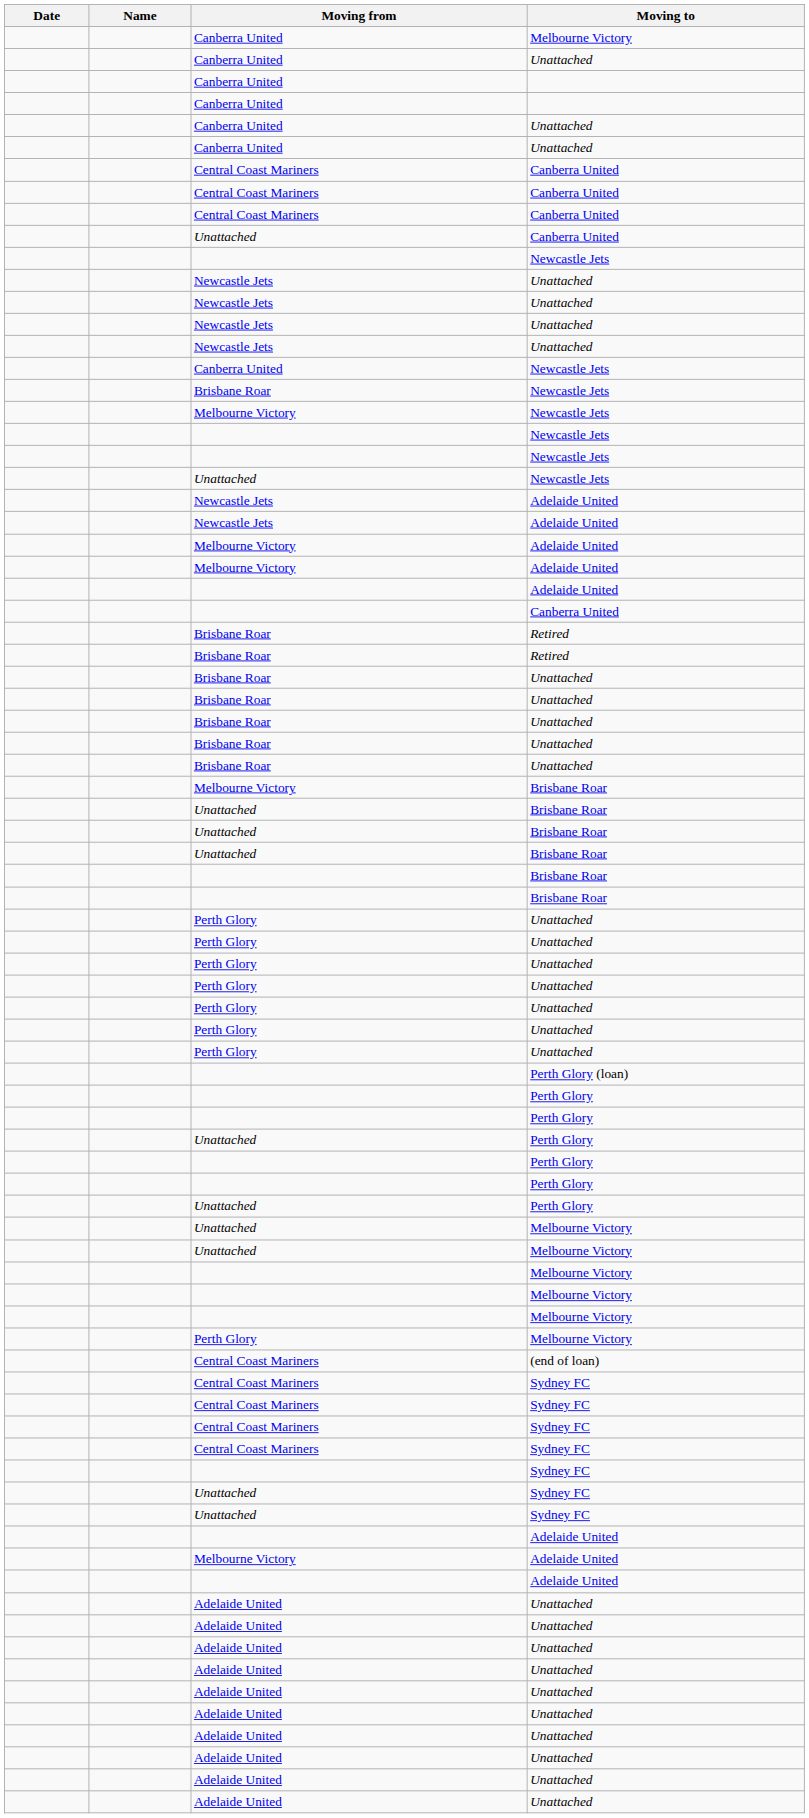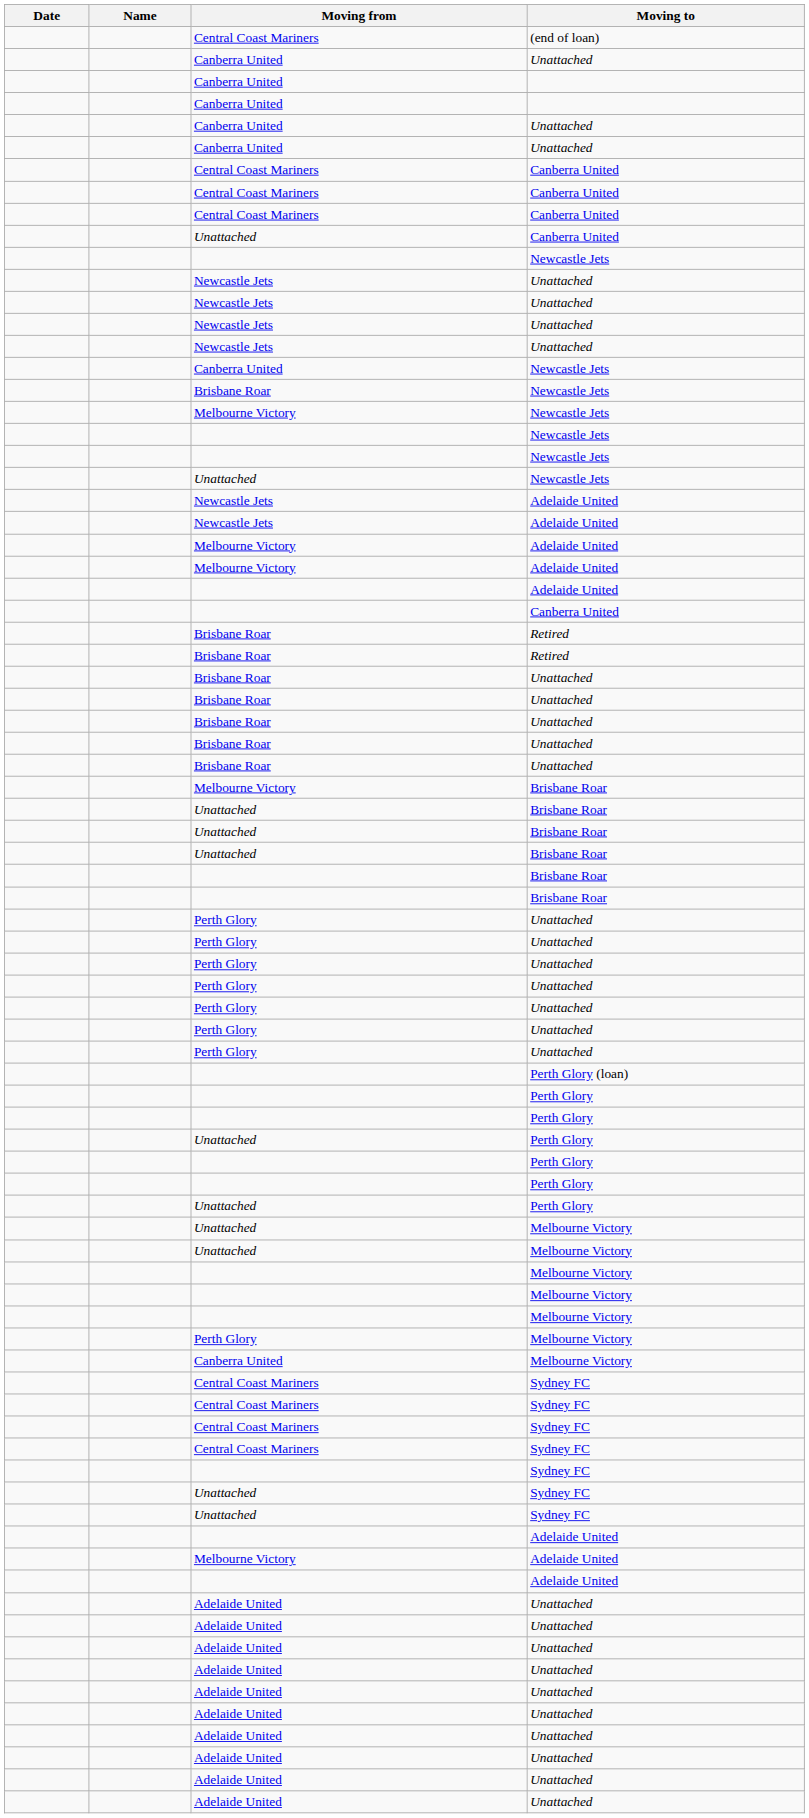rows swapped: (256, 1361) <-> (238, 37)
